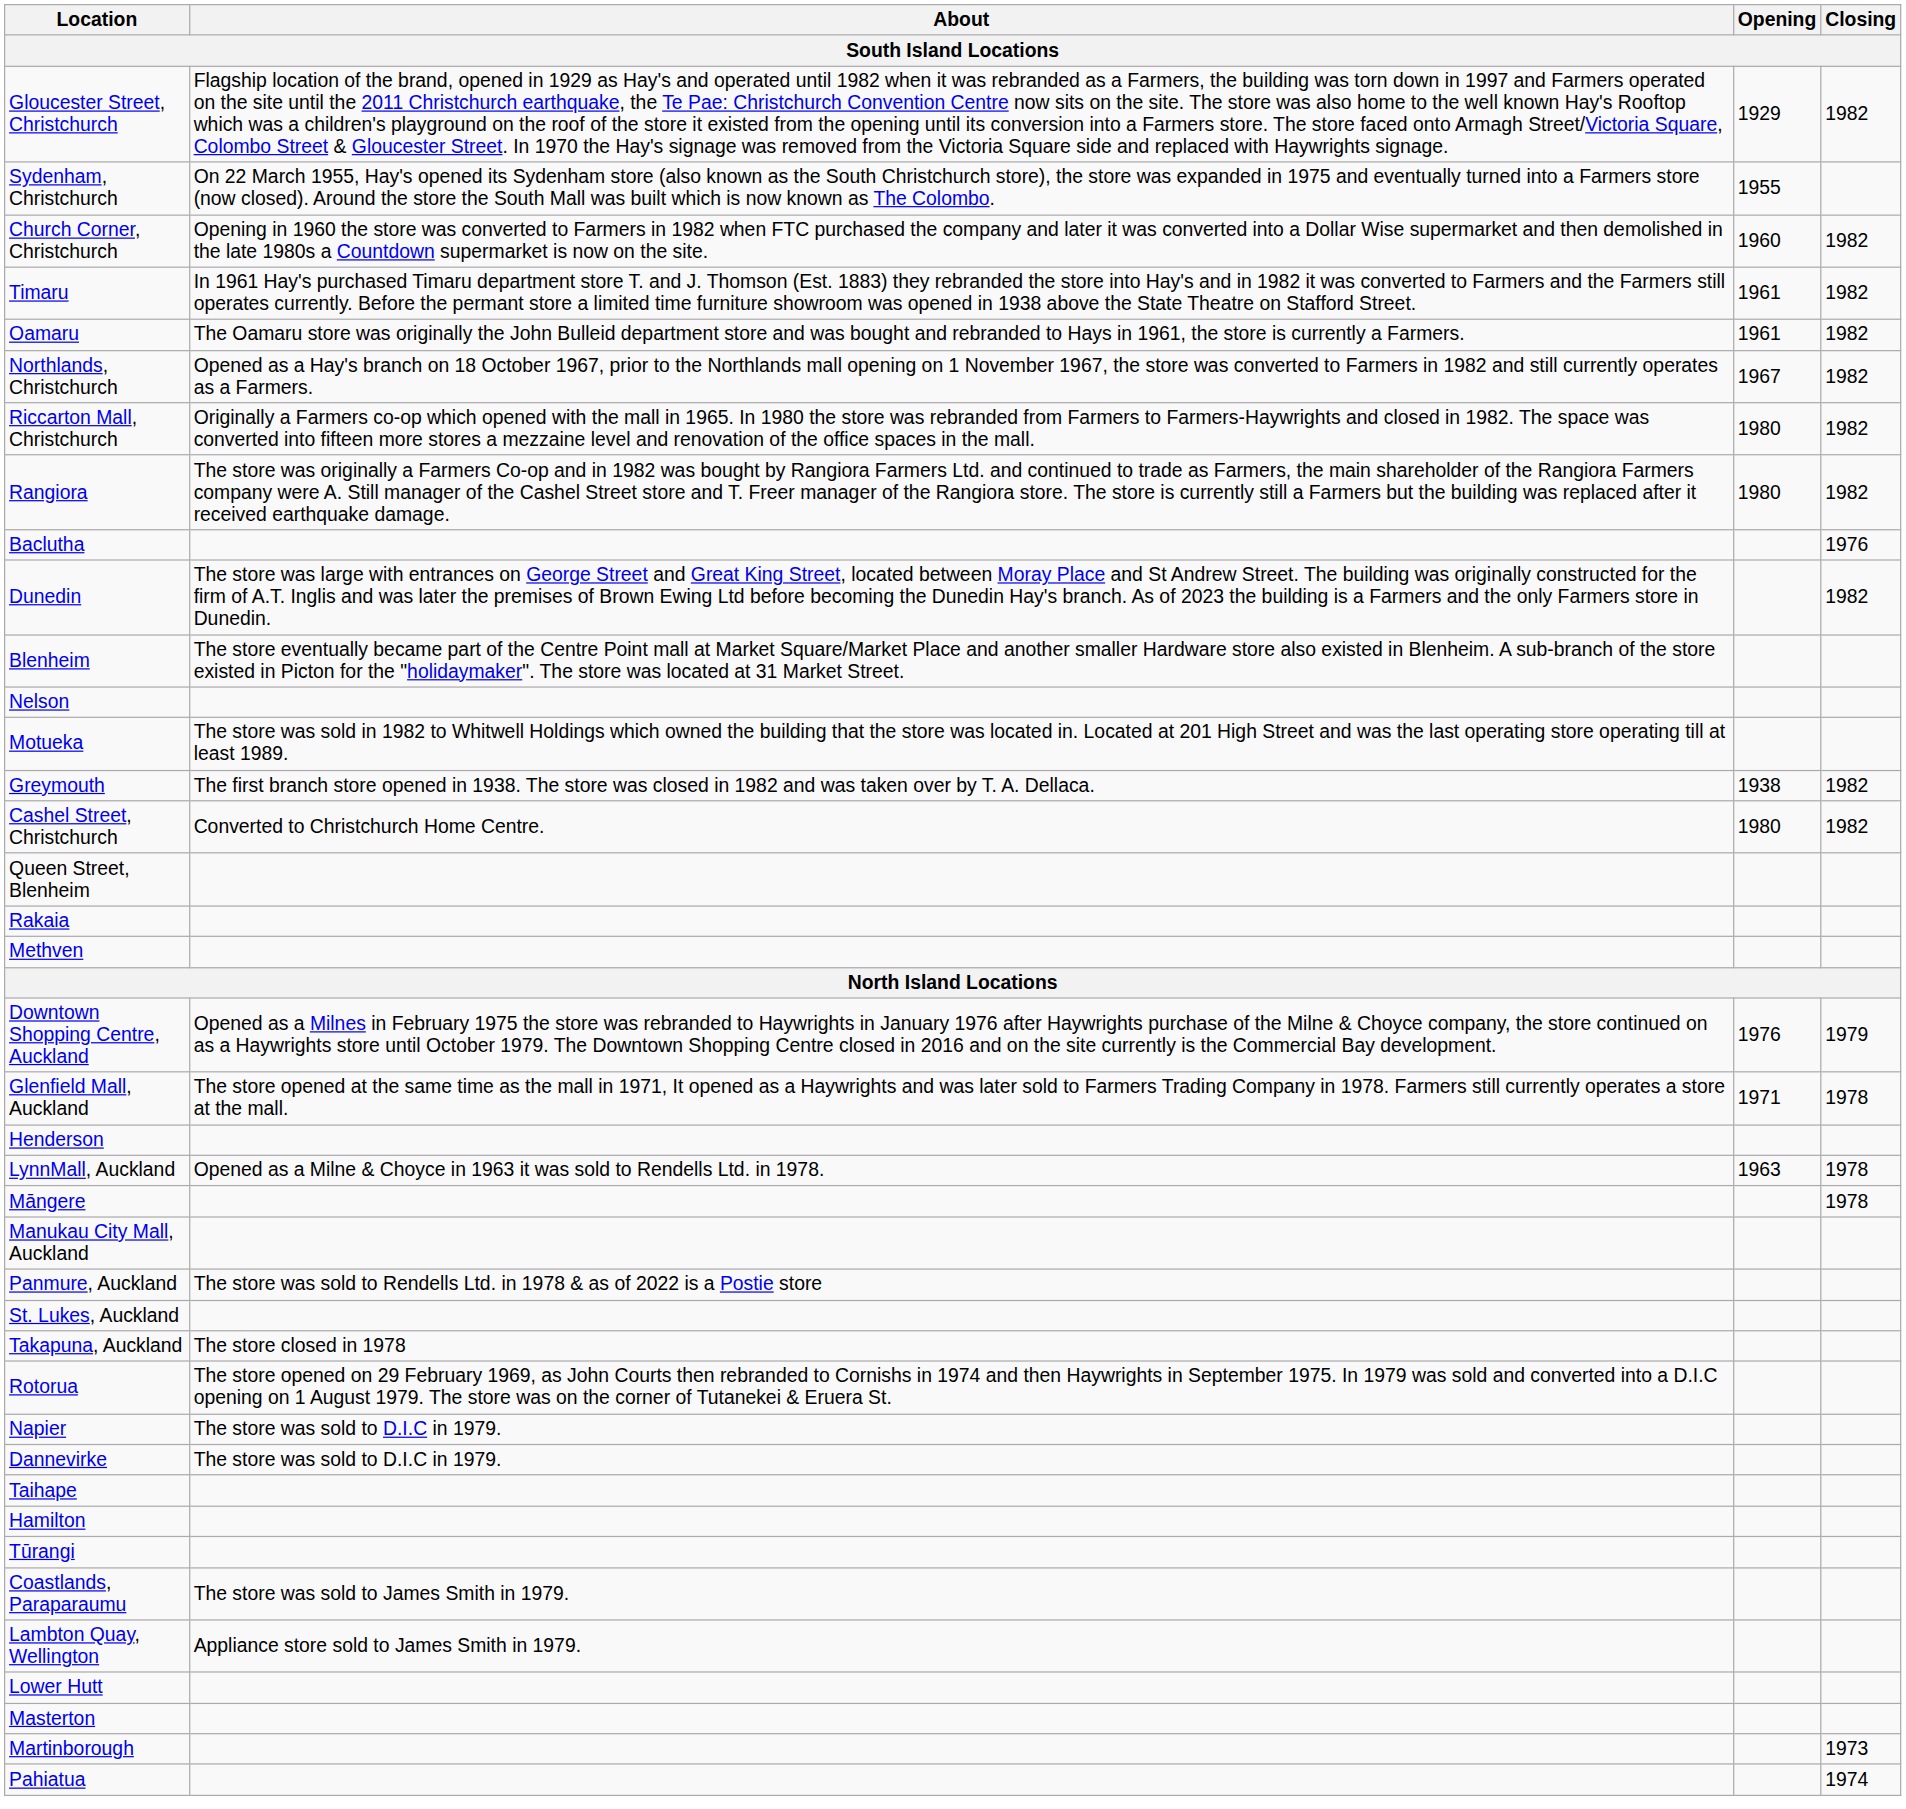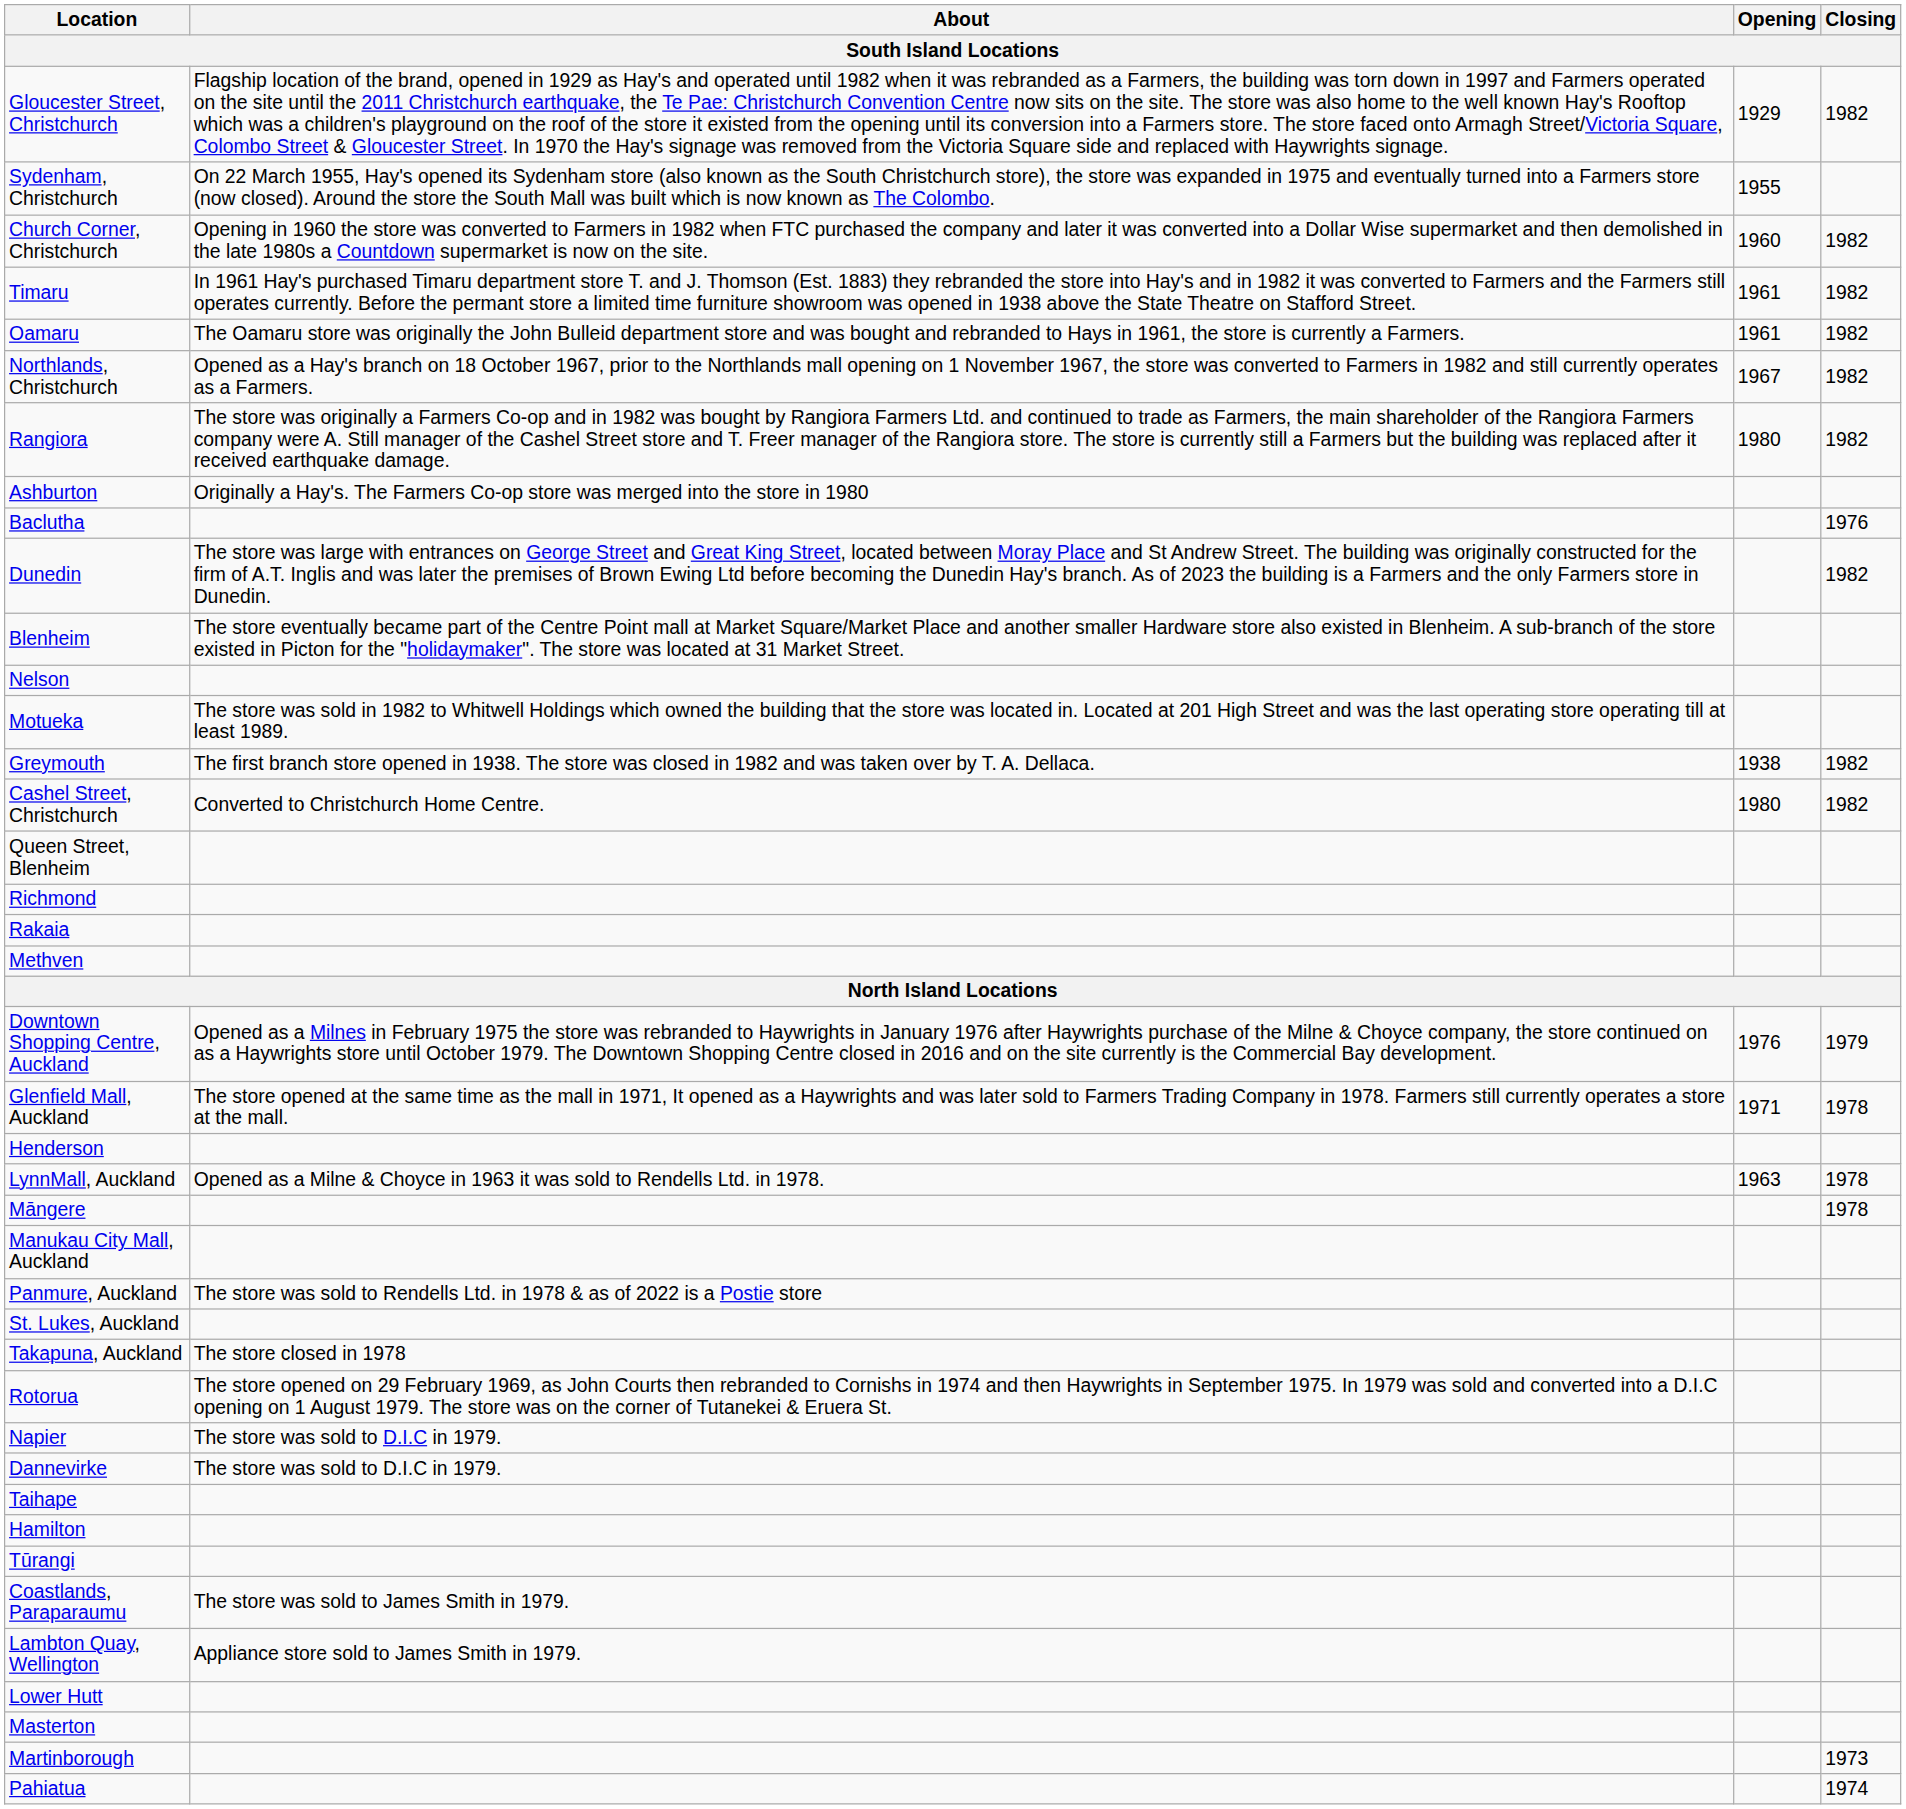- row: (73, 428)
+ row: (53, 492)
+ row: (53, 899)
